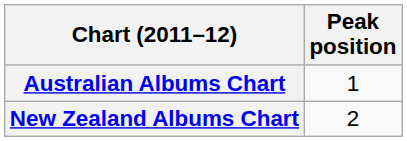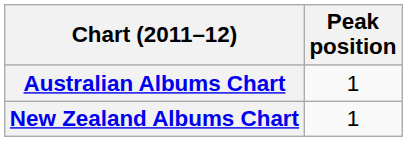(353, 118) 2 -> (353, 118) 1
